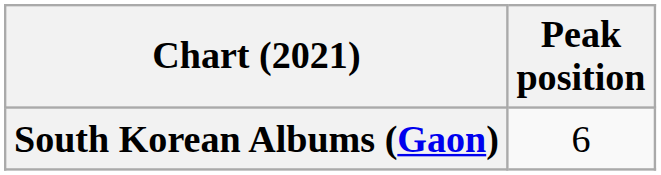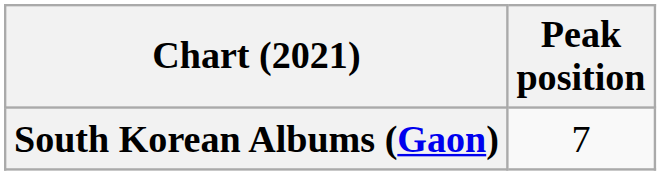(581, 137) 6 -> (581, 137) 7
